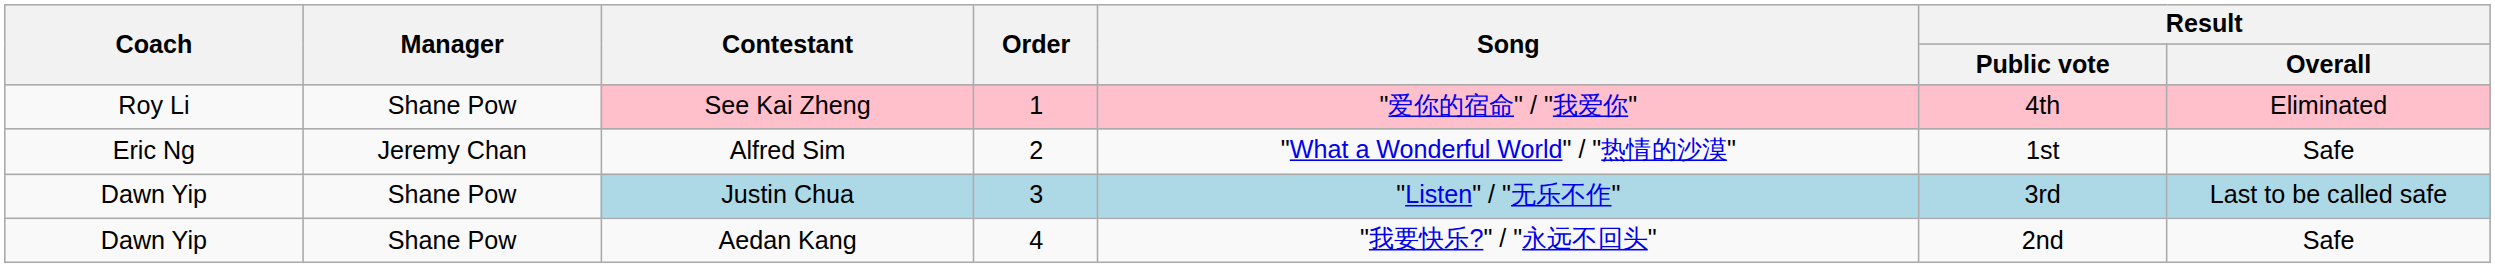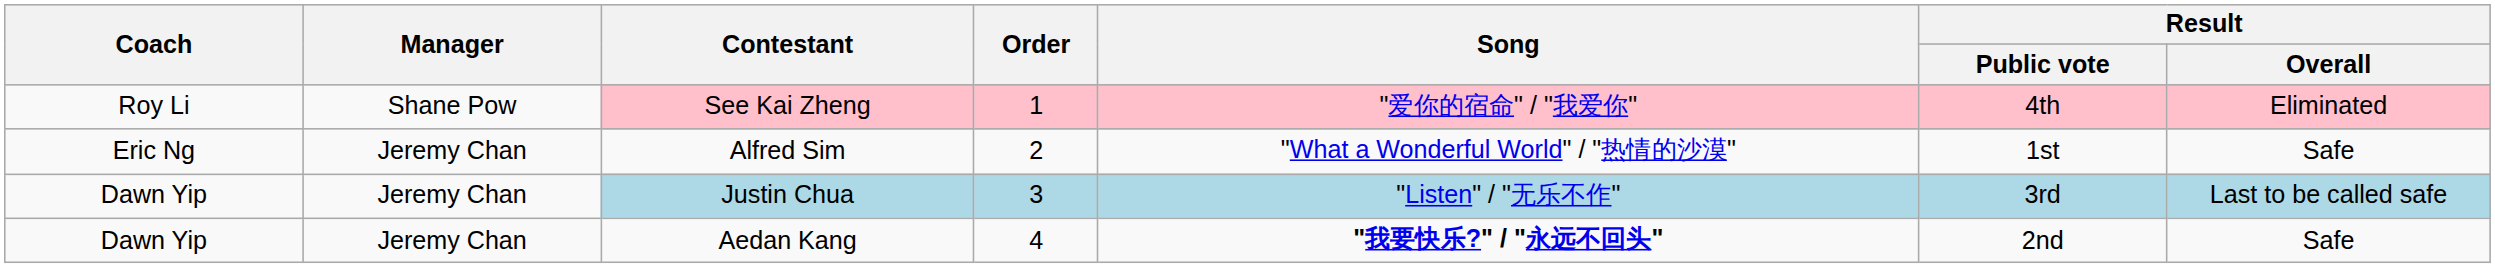(452, 195) Shane Pow -> (452, 195) Jeremy Chan
(452, 240) Shane Pow -> (452, 240) Jeremy Chan
(1508, 239) normal -> (1508, 239) bold
